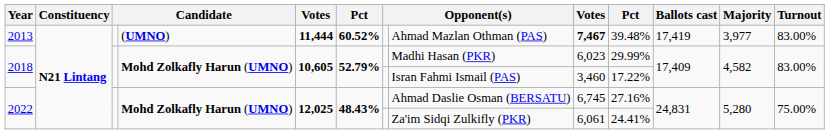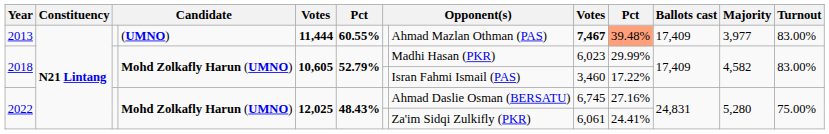(359, 35) 60.52% -> (359, 35) 60.55%
(631, 35) no background -> (631, 35) lightsalmon background
(673, 35) 17,419 -> (673, 35) 17,409
